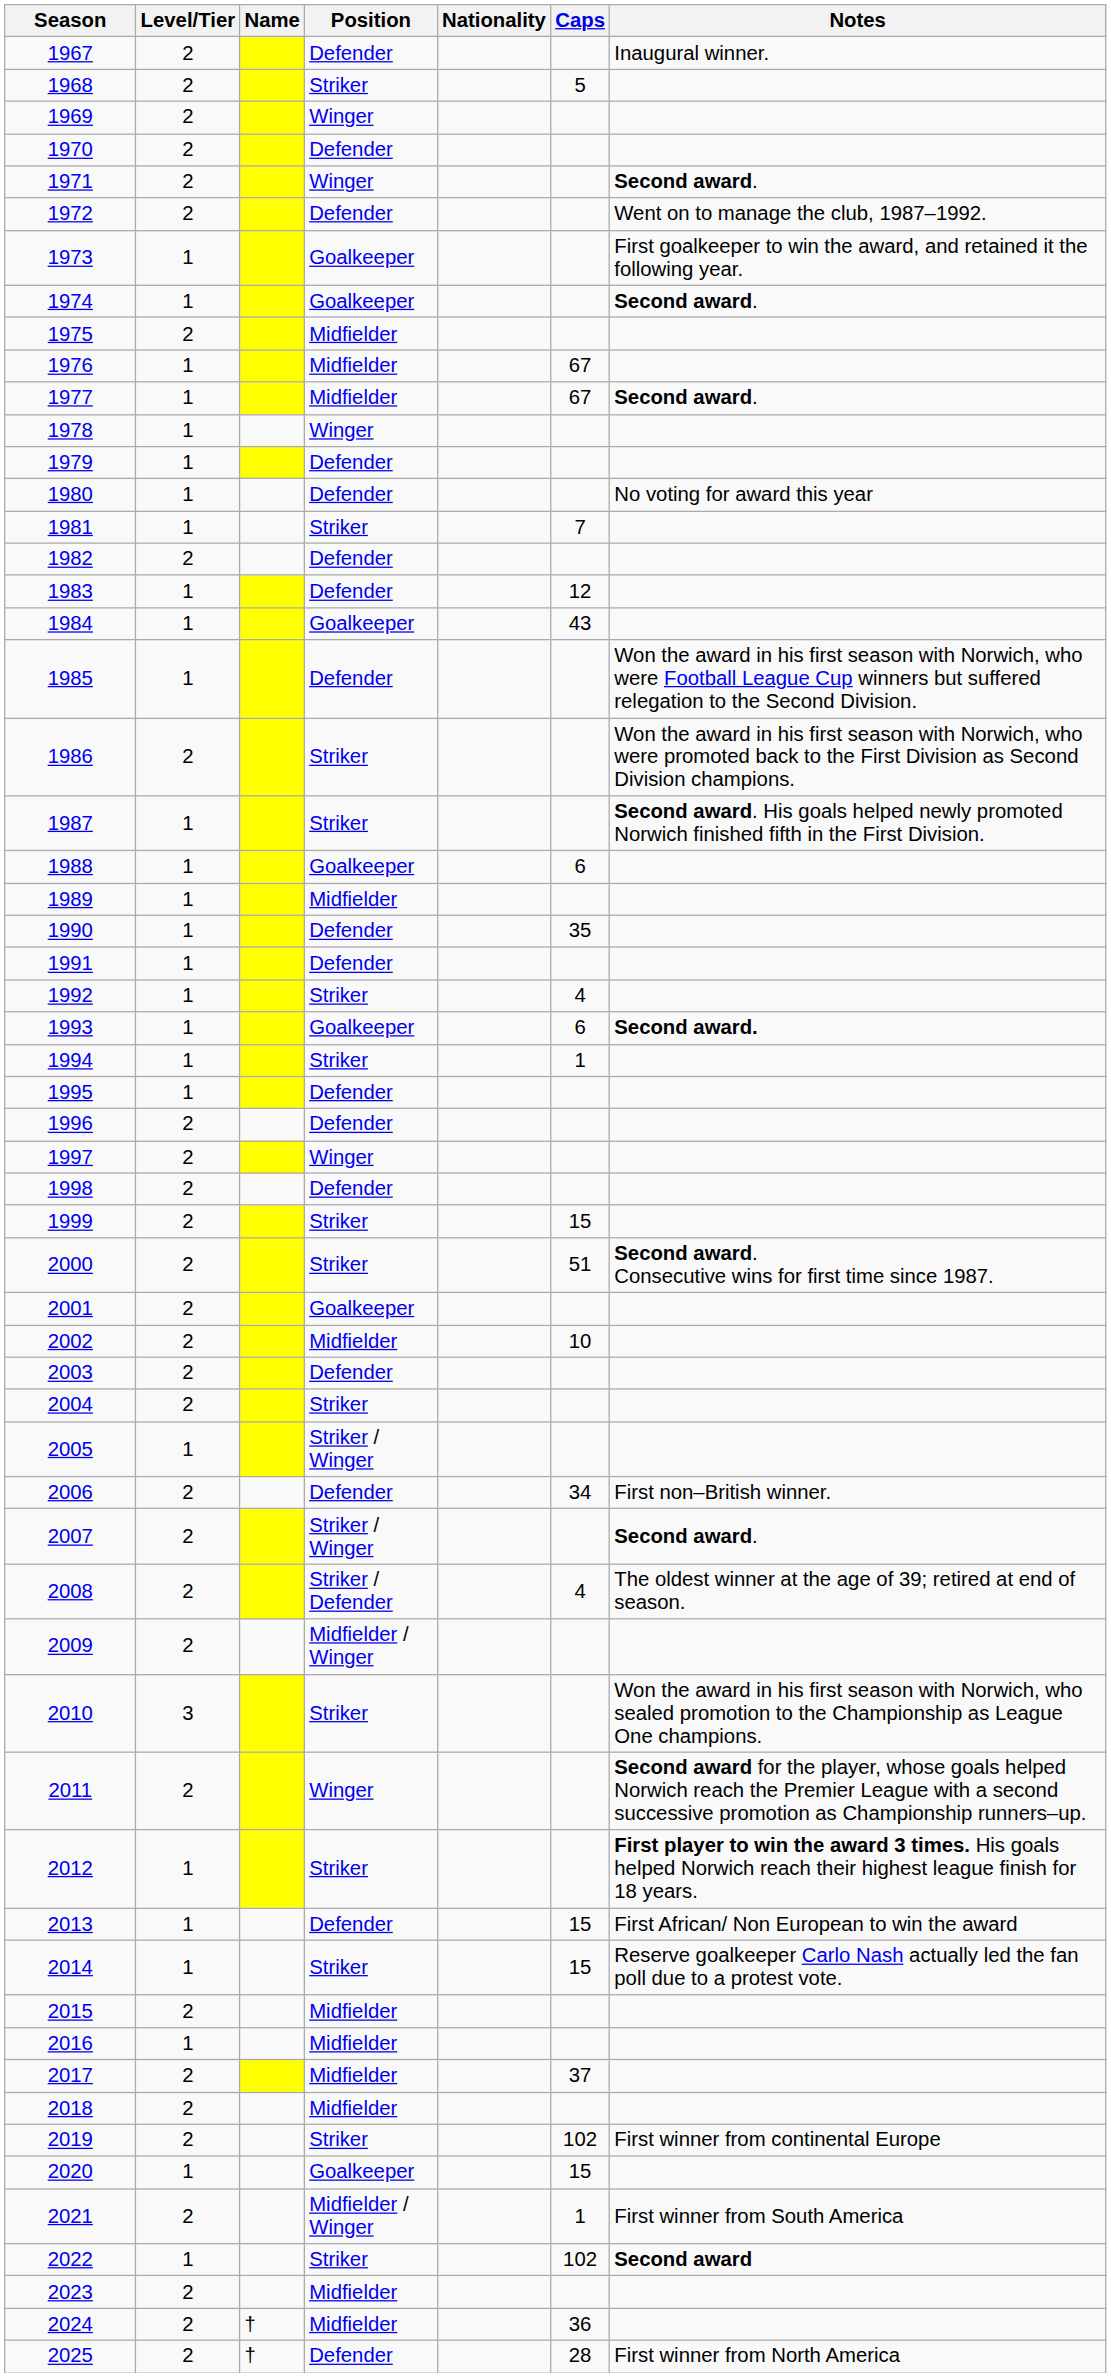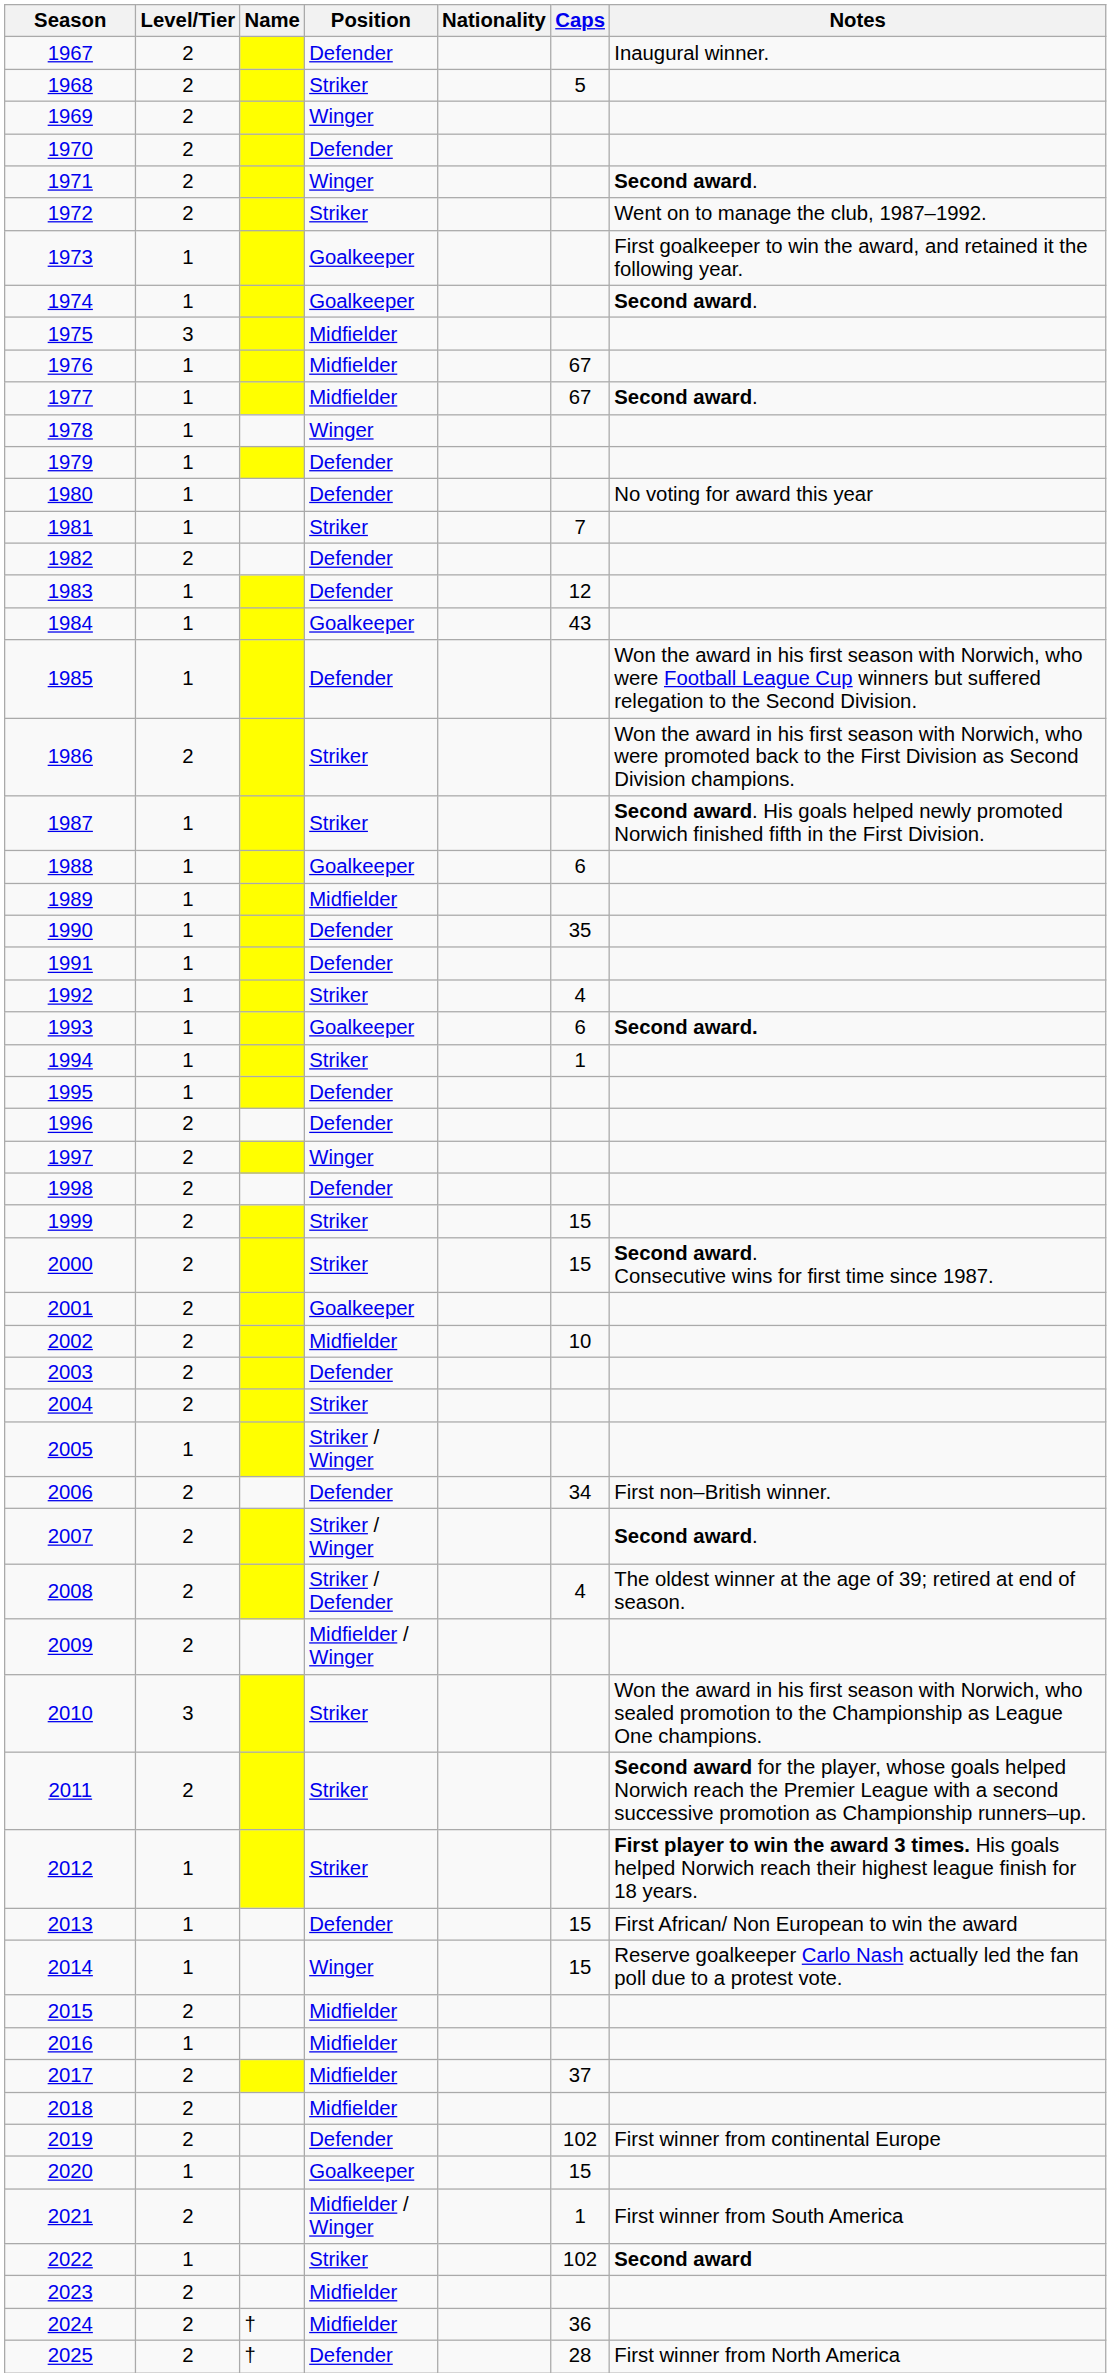(351, 213) Defender -> (339, 213) Striker
(188, 333) 2 -> (188, 333) 3
(580, 1264) 51 -> (580, 1264) 15
(341, 1790) Winger -> (339, 1790) Striker
(339, 1967) Striker -> (341, 1967) Winger
(339, 2140) Striker -> (351, 2140) Defender
